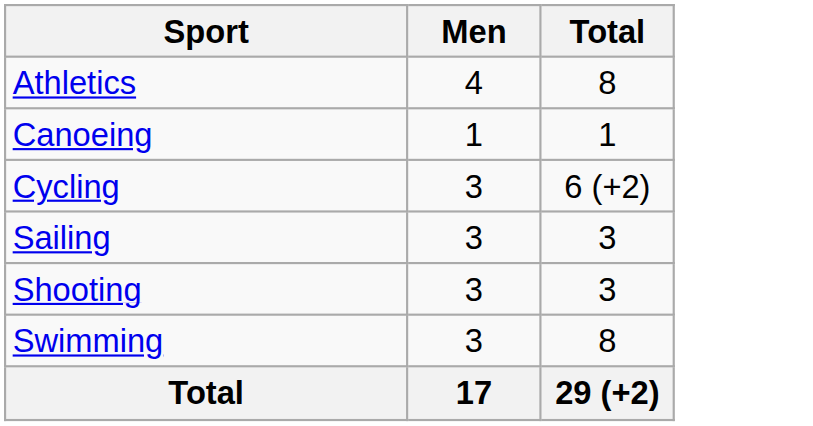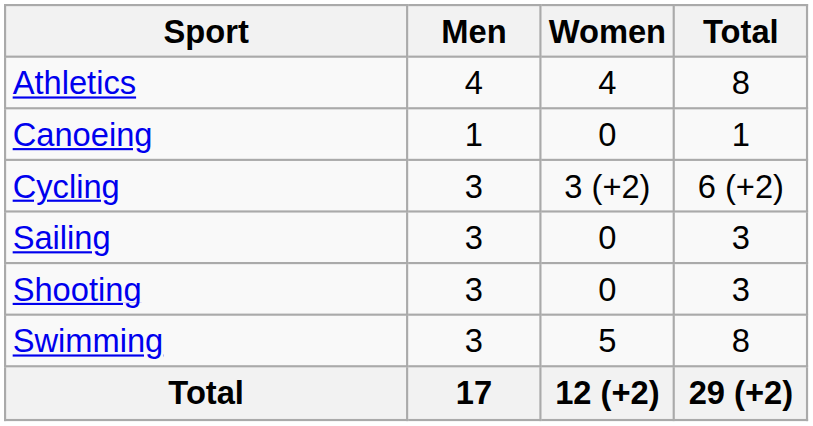+ column: (607, 31)
